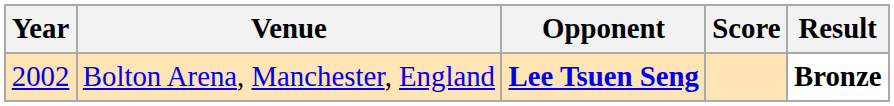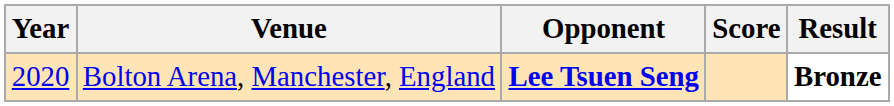(41, 76) 2002 -> (41, 76) 2020
